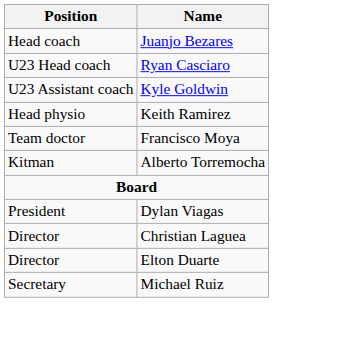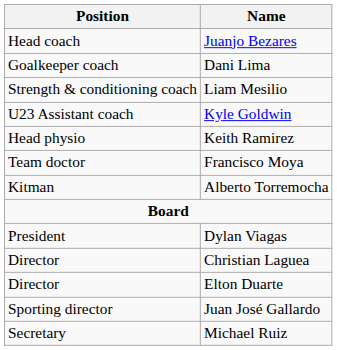+ row: (237, 65)
+ row: (246, 89)
- row: (185, 65)
+ row: (262, 308)
